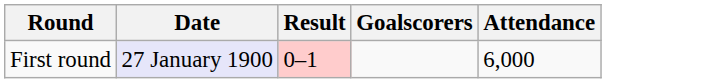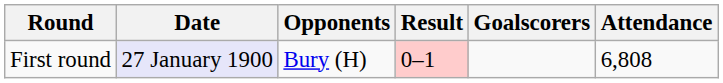+ column: (337, 22)
(509, 58) 6,000 -> (626, 58) 6,808
